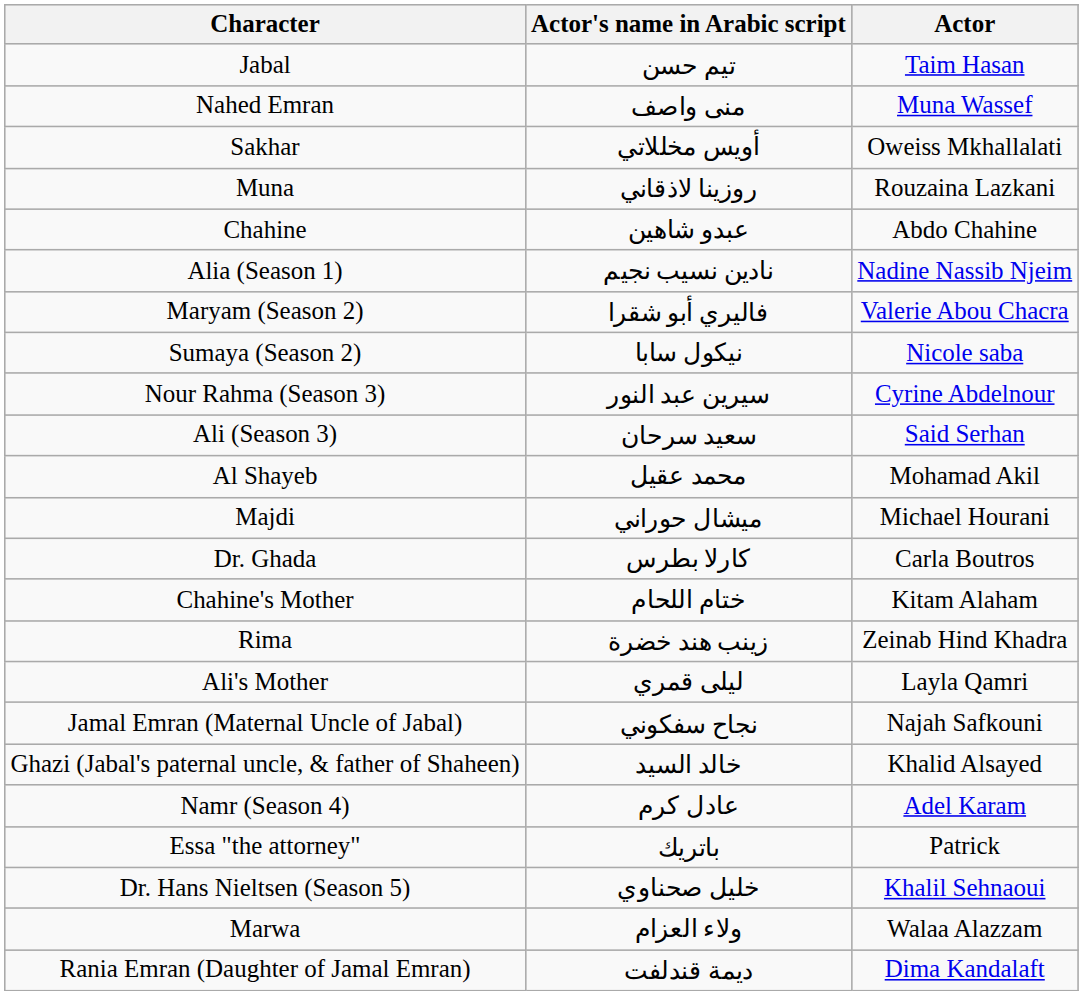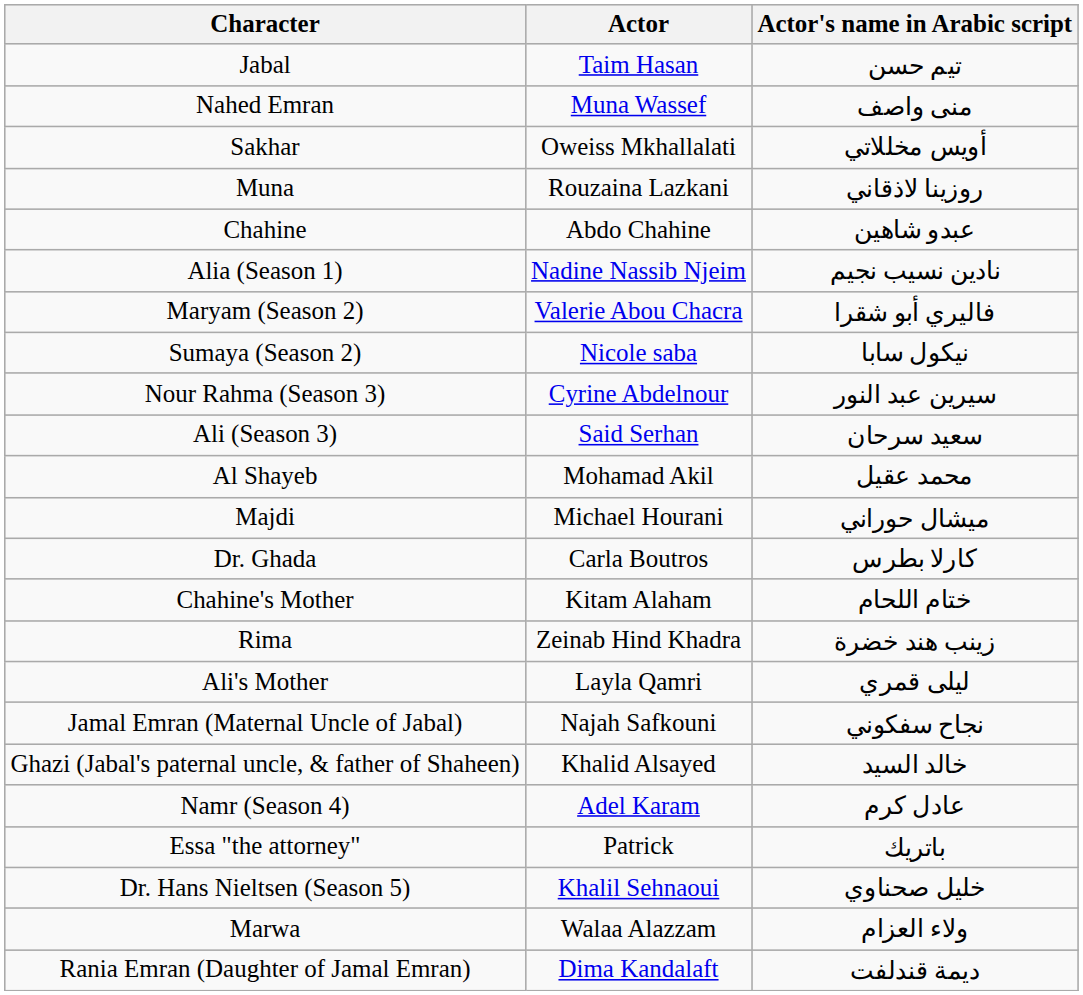columns swapped: (965, 24) <-> (688, 24)
